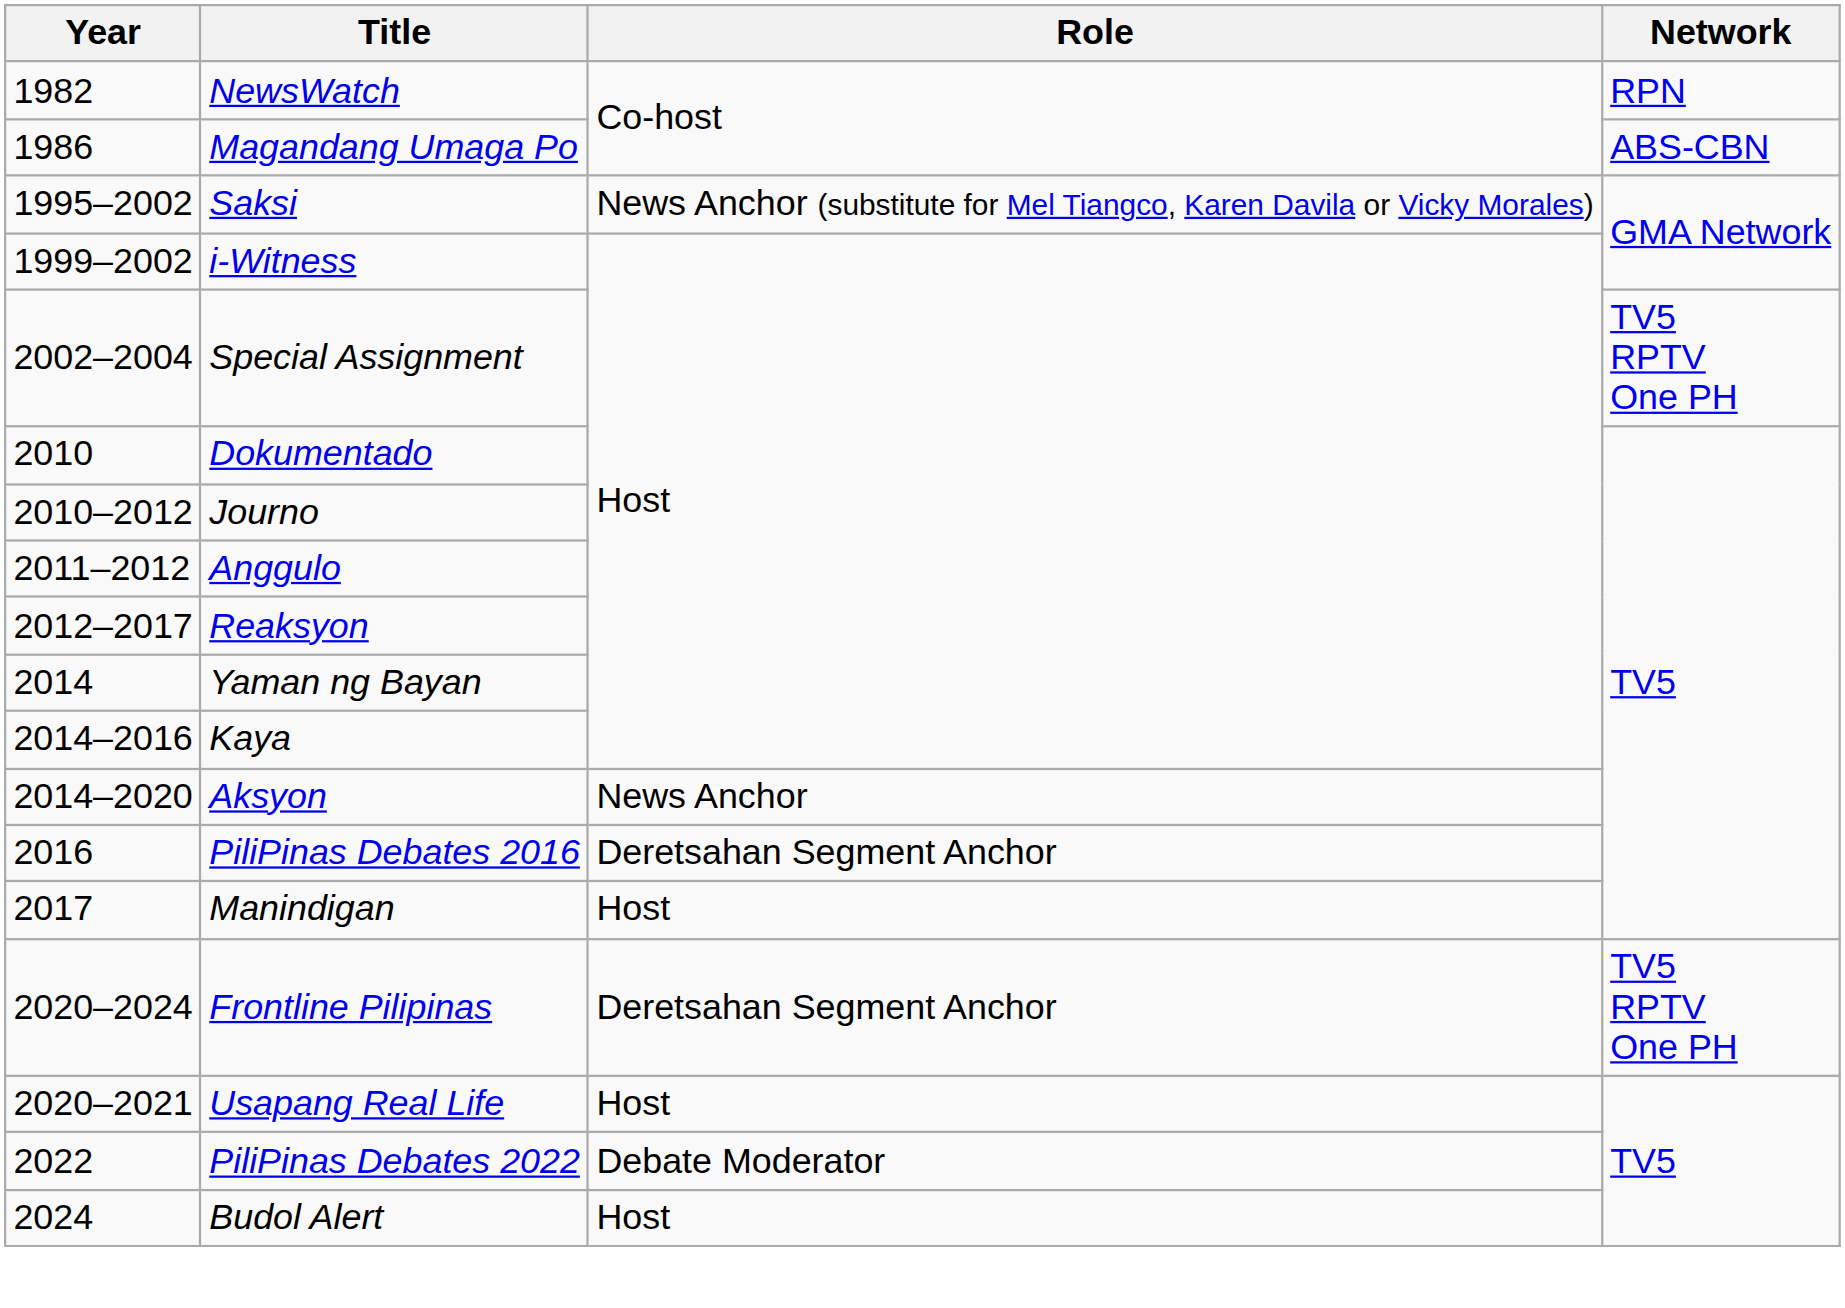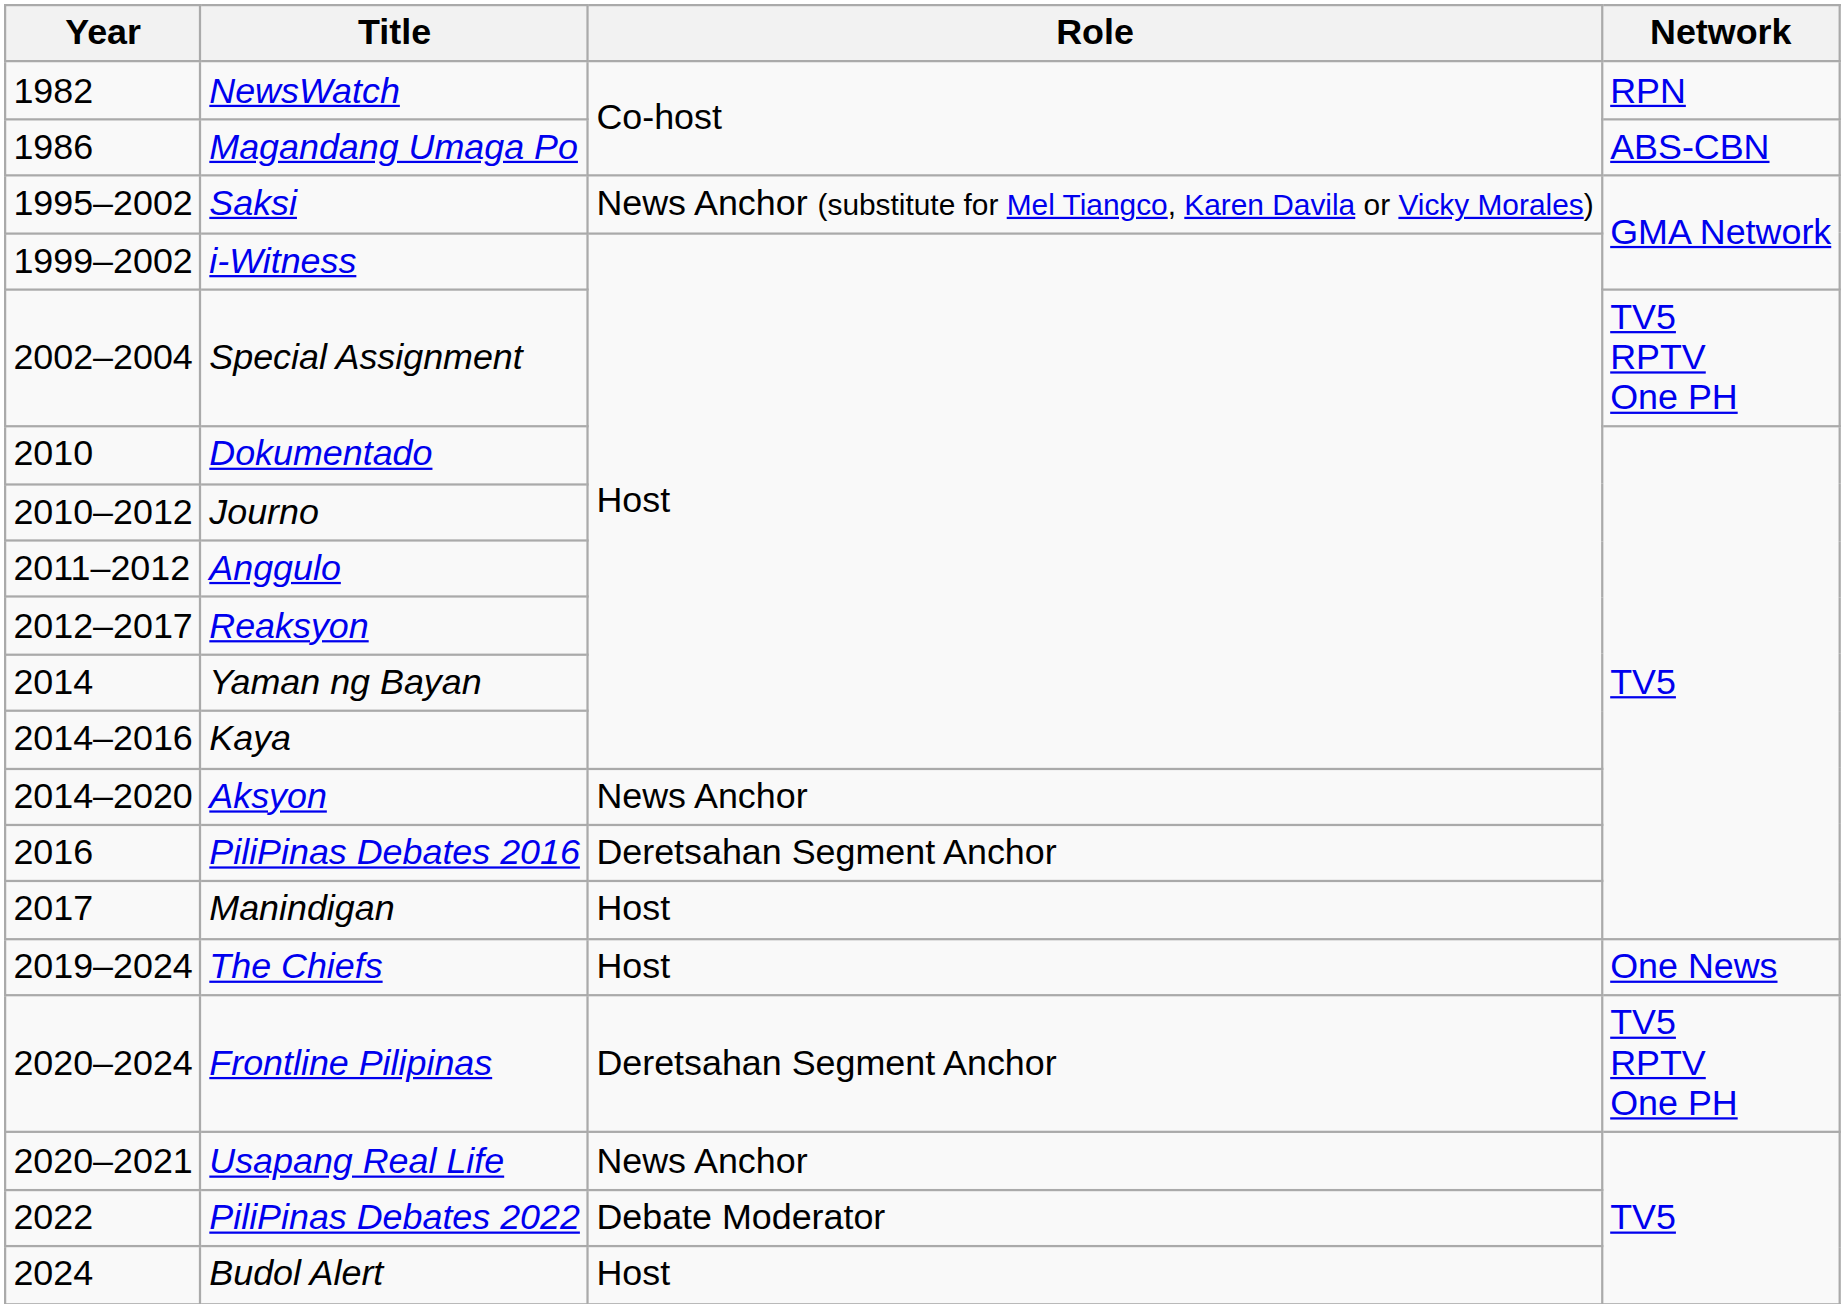+ row: (296, 966)
(633, 1103) Host -> (702, 1160) News Anchor
